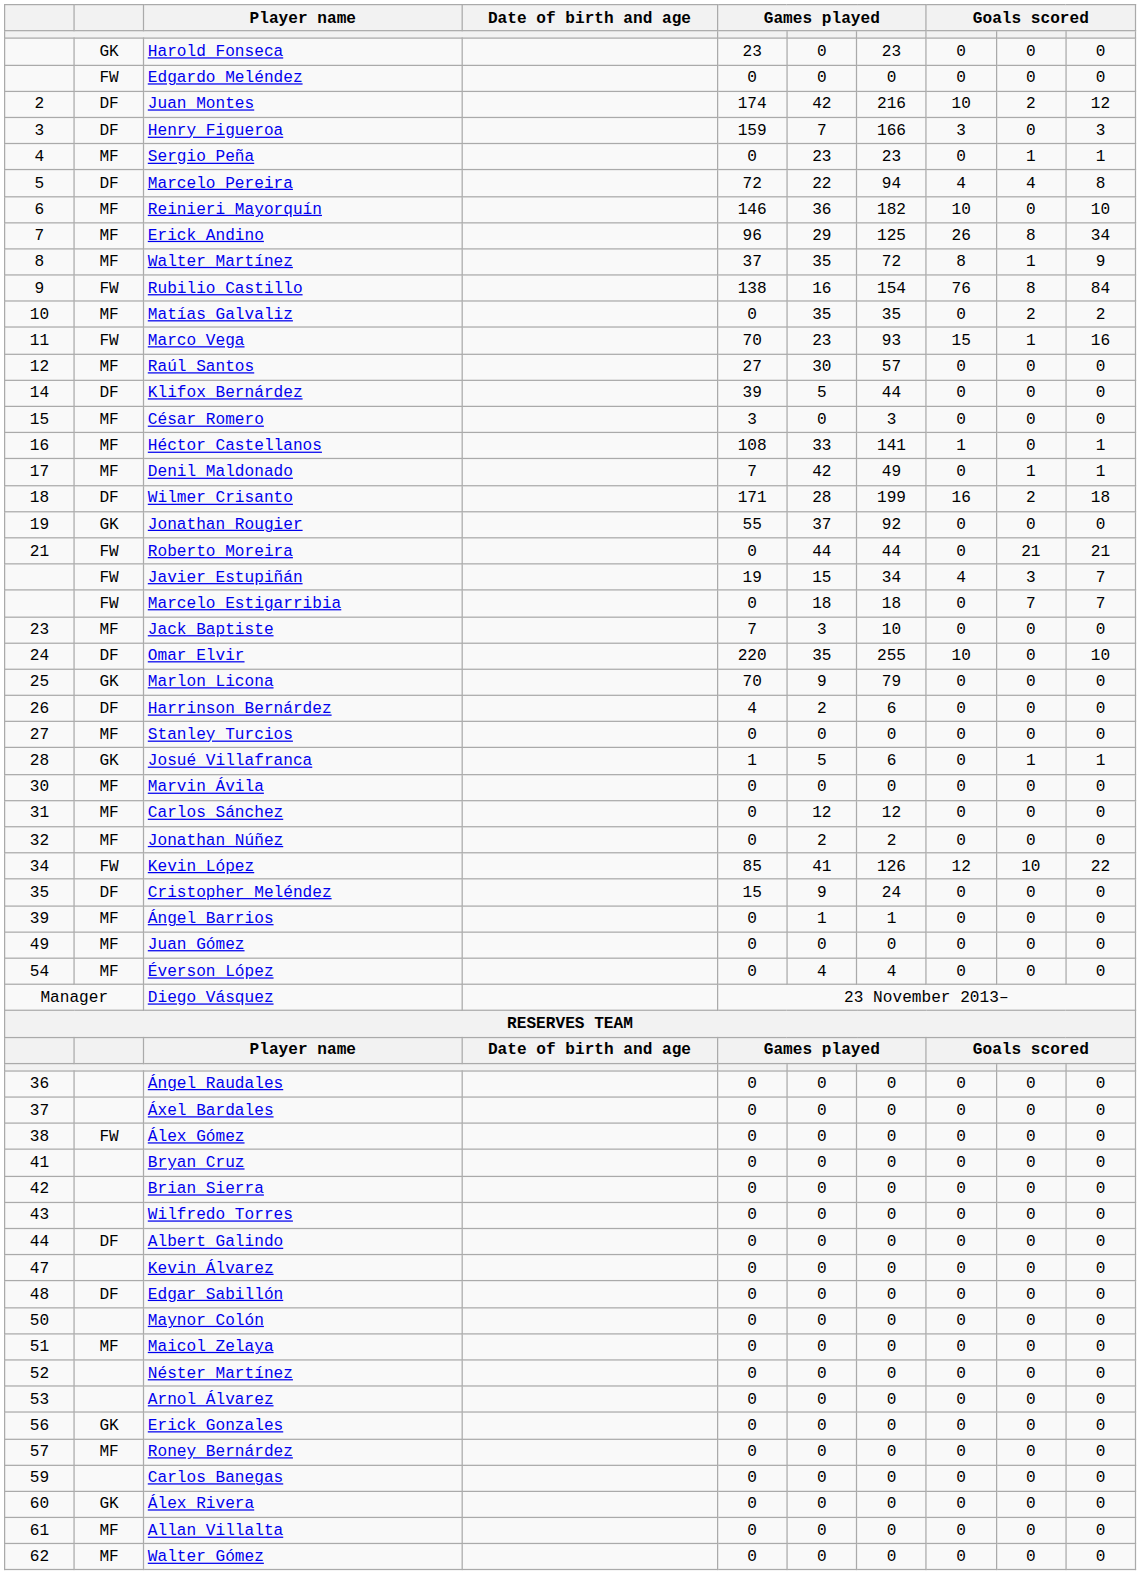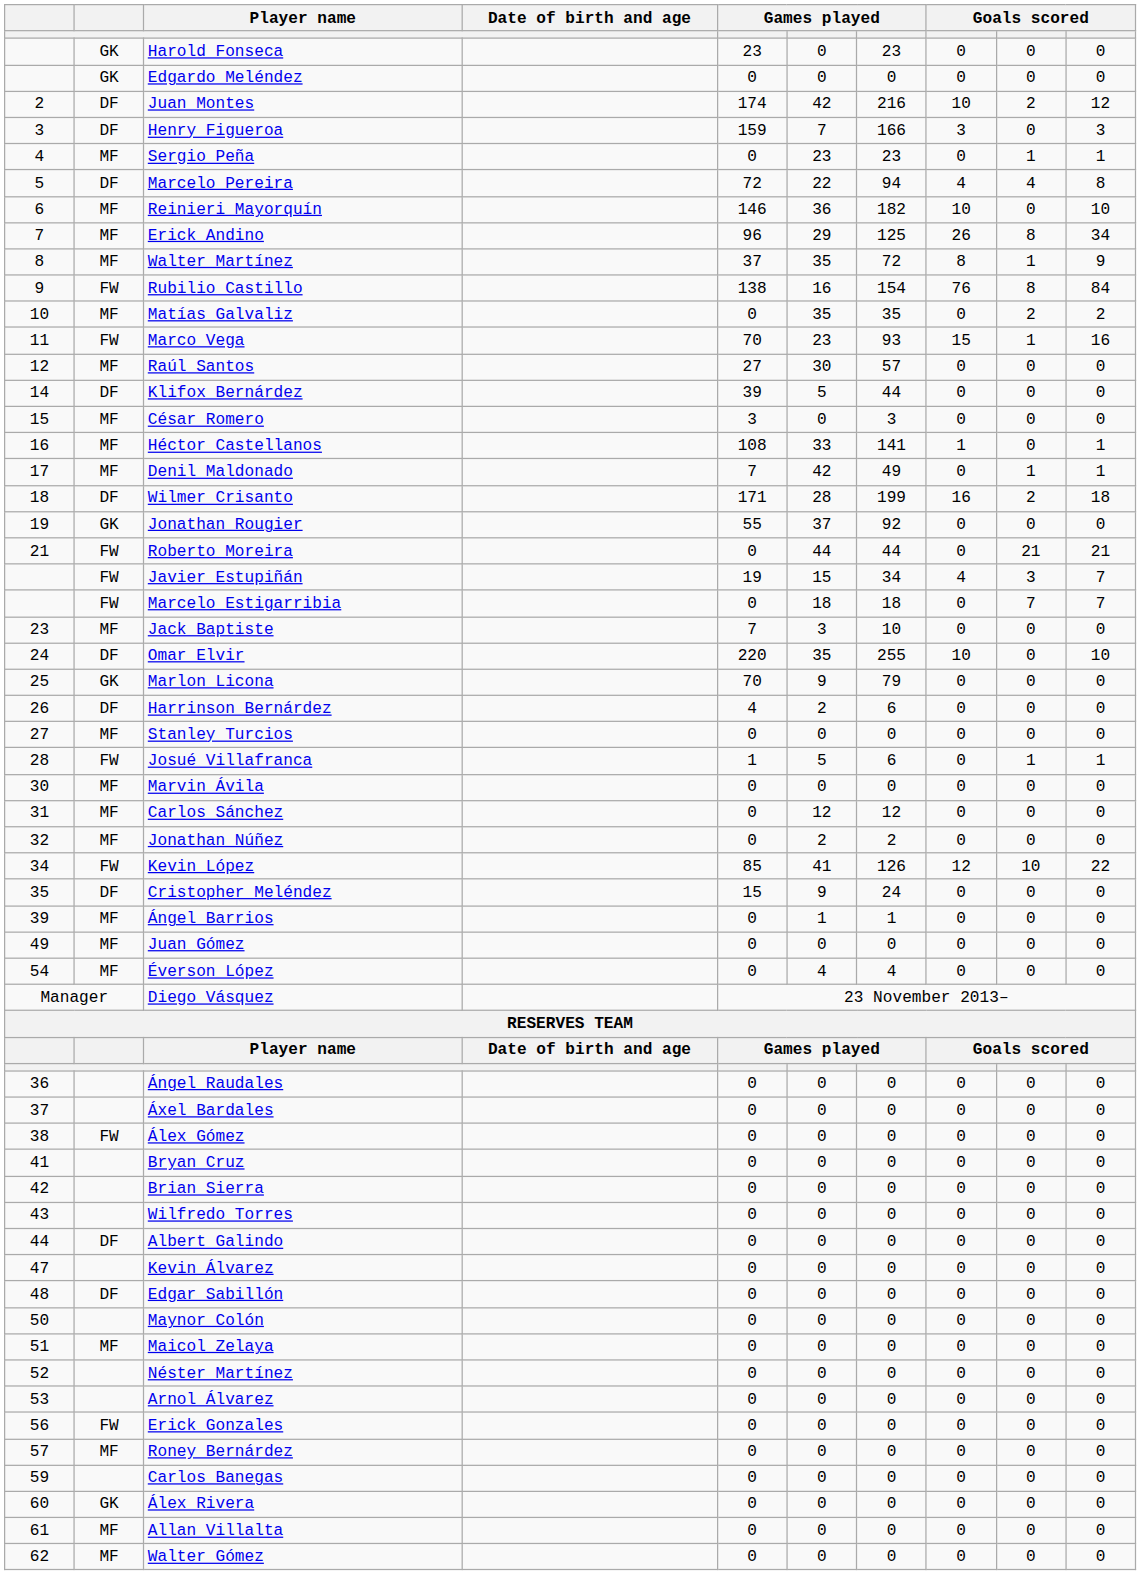(109, 78) FW -> (109, 78) GK
(109, 761) GK -> (109, 761) FW
(109, 1426) GK -> (109, 1426) FW
